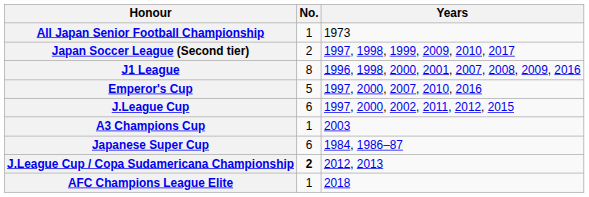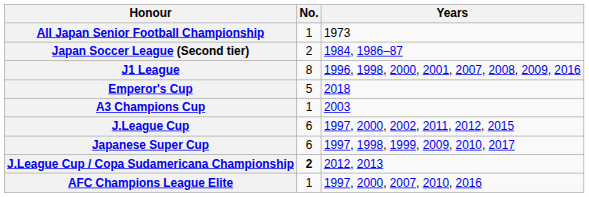(419, 51) 1997, 1998, 1999, 2009, 2010, 2017 -> (363, 51) 1984, 1986–87
(403, 88) 1997, 2000, 2007, 2010, 2016 -> (337, 88) 2018
rows swapped: (151, 107) <-> (151, 126)
(363, 145) 1984, 1986–87 -> (419, 145) 1997, 1998, 1999, 2009, 2010, 2017
(337, 182) 2018 -> (403, 182) 1997, 2000, 2007, 2010, 2016
